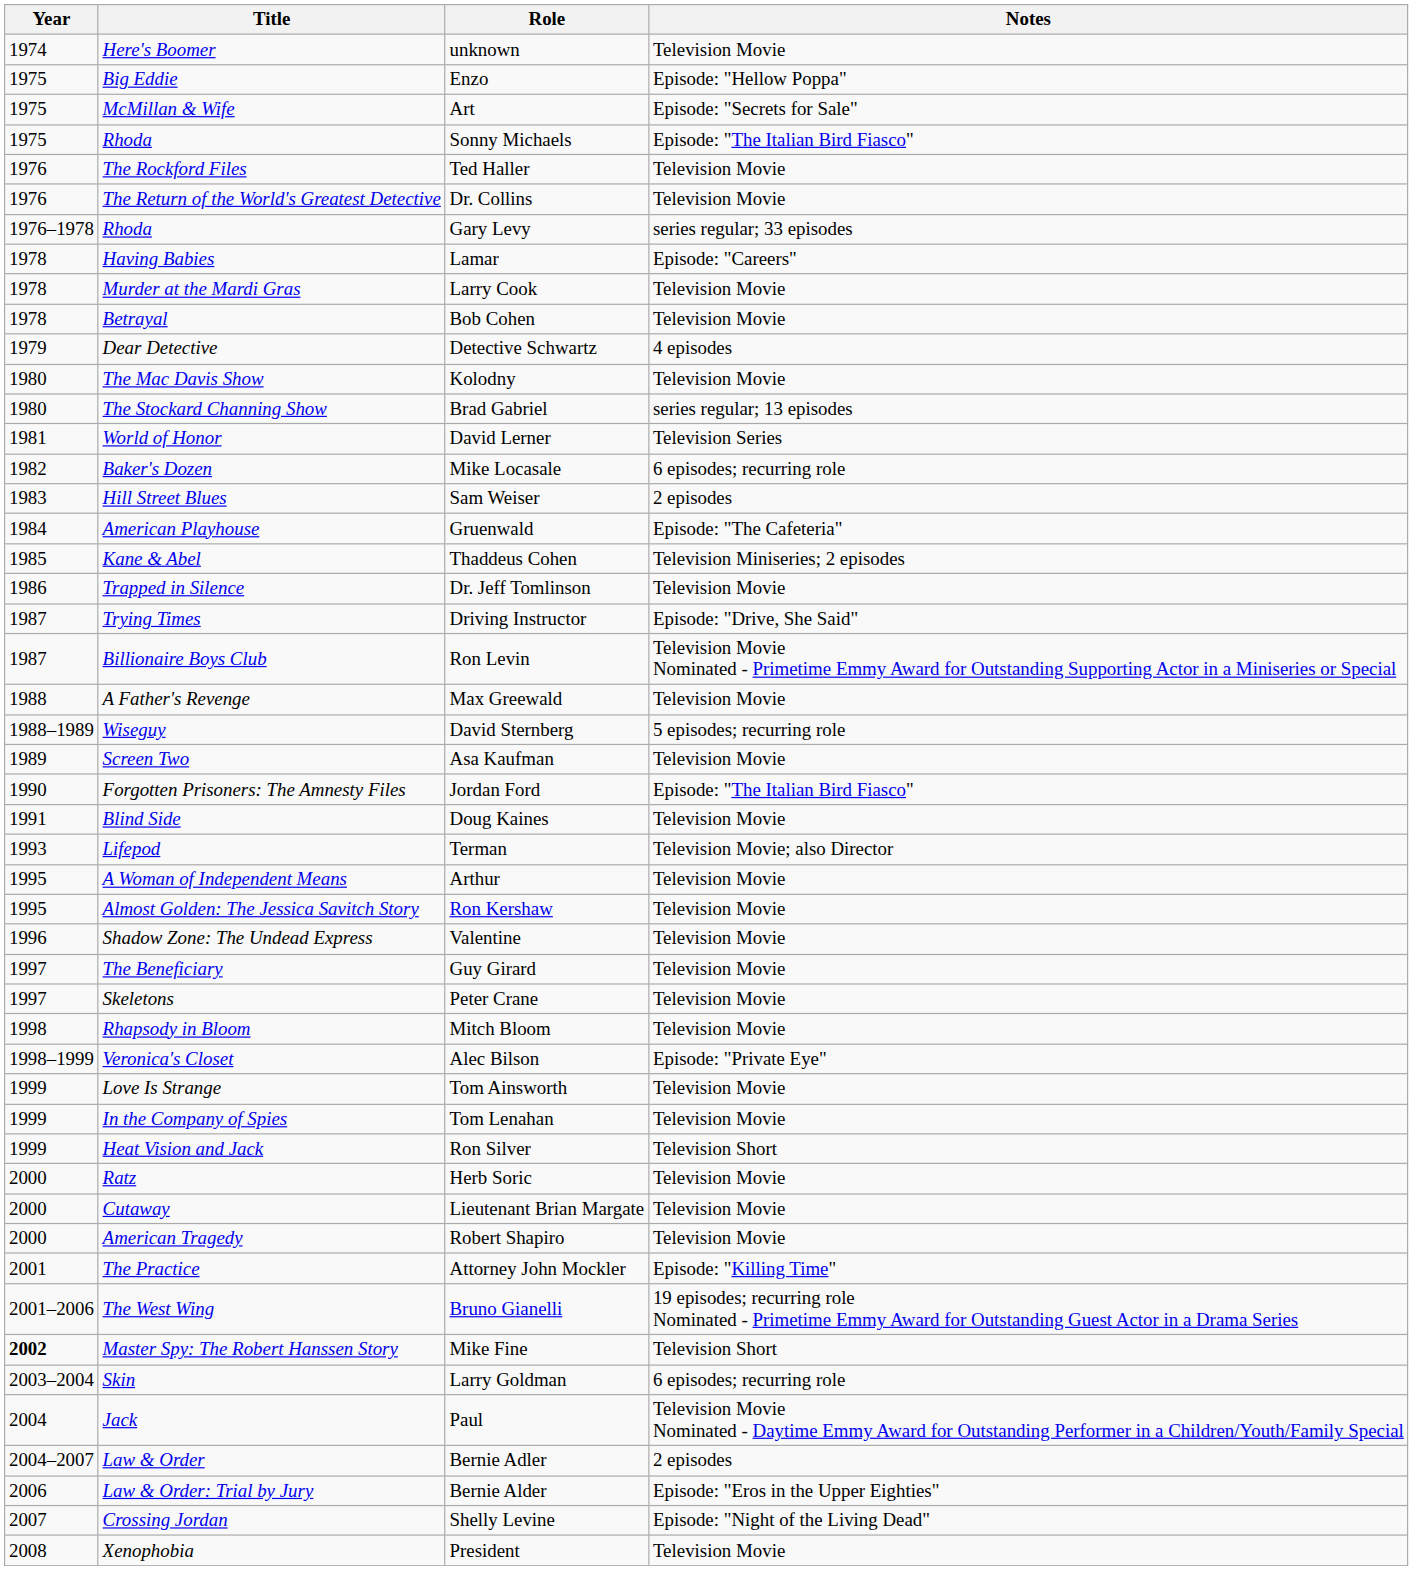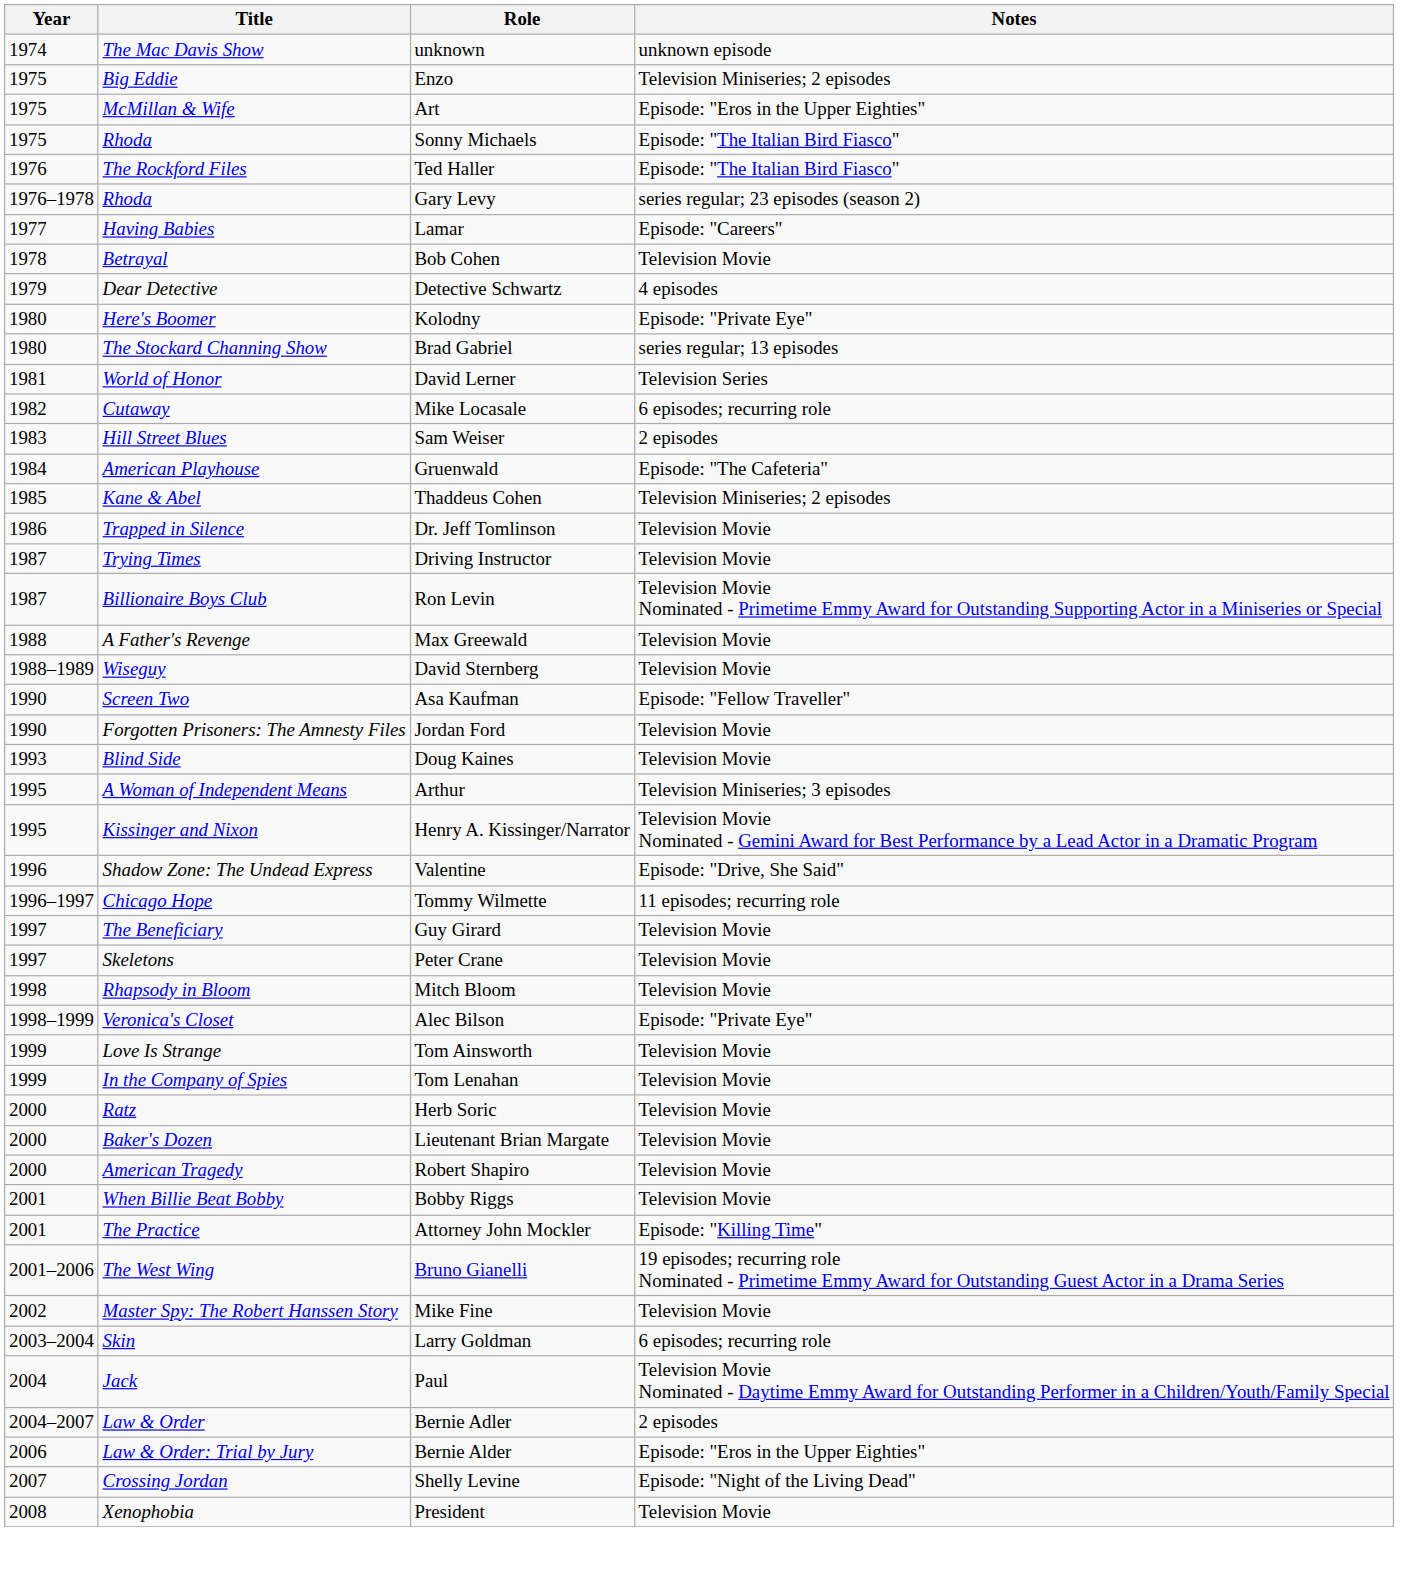(159, 49) Here's Boomer -> (183, 49) The Mac Davis Show
(719, 49) Television Movie -> (705, 49) unknown episode
(750, 79) Episode: "Hellow Poppa" -> (765, 79) Television Miniseries; 2 episodes
(755, 109) Episode: "Secrets for Sale" -> (782, 109) Episode: "Eros in the Upper Eighties"
(719, 169) Television Movie -> (769, 169) Episode: "The Italian Bird Fiasco"
- row: (491, 199)
(753, 229) series regular; 33 episodes -> (779, 199) series regular; 23 episodes (season 2)
(28, 259) 1978 -> (28, 229) 1977
- row: (493, 288)
(183, 378) The Mac Davis Show -> (159, 318) Here's Boomer
(719, 378) Television Movie -> (725, 318) Episode: "Private Eye"
(157, 468) Baker's Dozen -> (136, 408) Cutaway
(756, 618) Episode: "Drive, She Said" -> (705, 558) Television Movie
(749, 729) 5 episodes; recurring role -> (705, 669) Television Movie
(28, 759) 1989 -> (28, 699) 1990
(719, 759) Television Movie -> (744, 699) Episode: "Fellow Traveller"
(783, 789) Episode: "The Italian Bird Fiasco" -> (705, 729) Television Movie
(28, 819) 1991 -> (28, 759) 1993
- row: (478, 849)
(719, 879) Television Movie -> (765, 789) Television Miniseries; 3 episodes
- row: (501, 909)
+ row: (522, 829)
(719, 938) Television Movie -> (741, 870) Episode: "Drive, She Said"
+ row: (481, 900)
- row: (490, 1148)
(136, 1208) Cutaway -> (157, 1139) Baker's Dozen
+ row: (464, 1199)
(28, 1349) bold -> (28, 1310) normal
(715, 1349) Television Short -> (705, 1310) Television Movie
